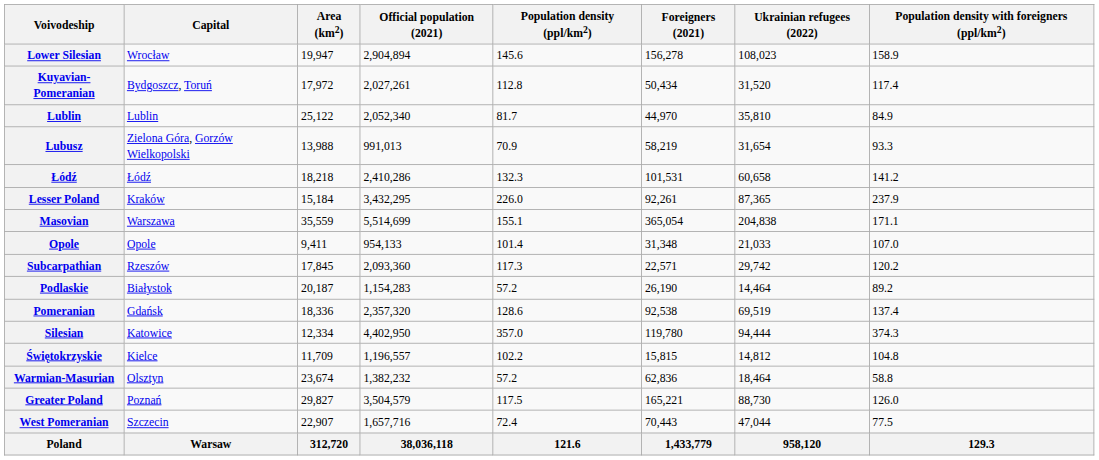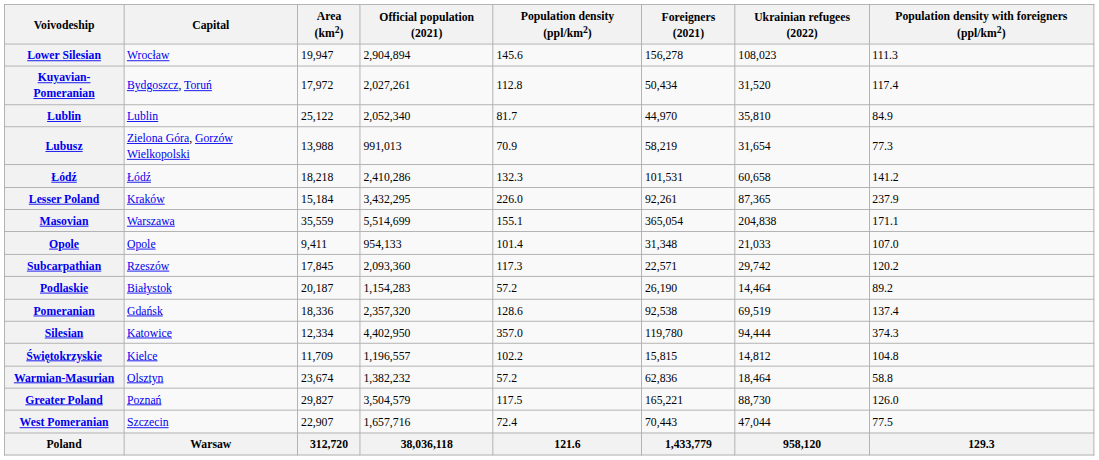(886, 55) 158.9 -> (885, 55) 111.3
(883, 146) 93.3 -> (883, 146) 77.3
